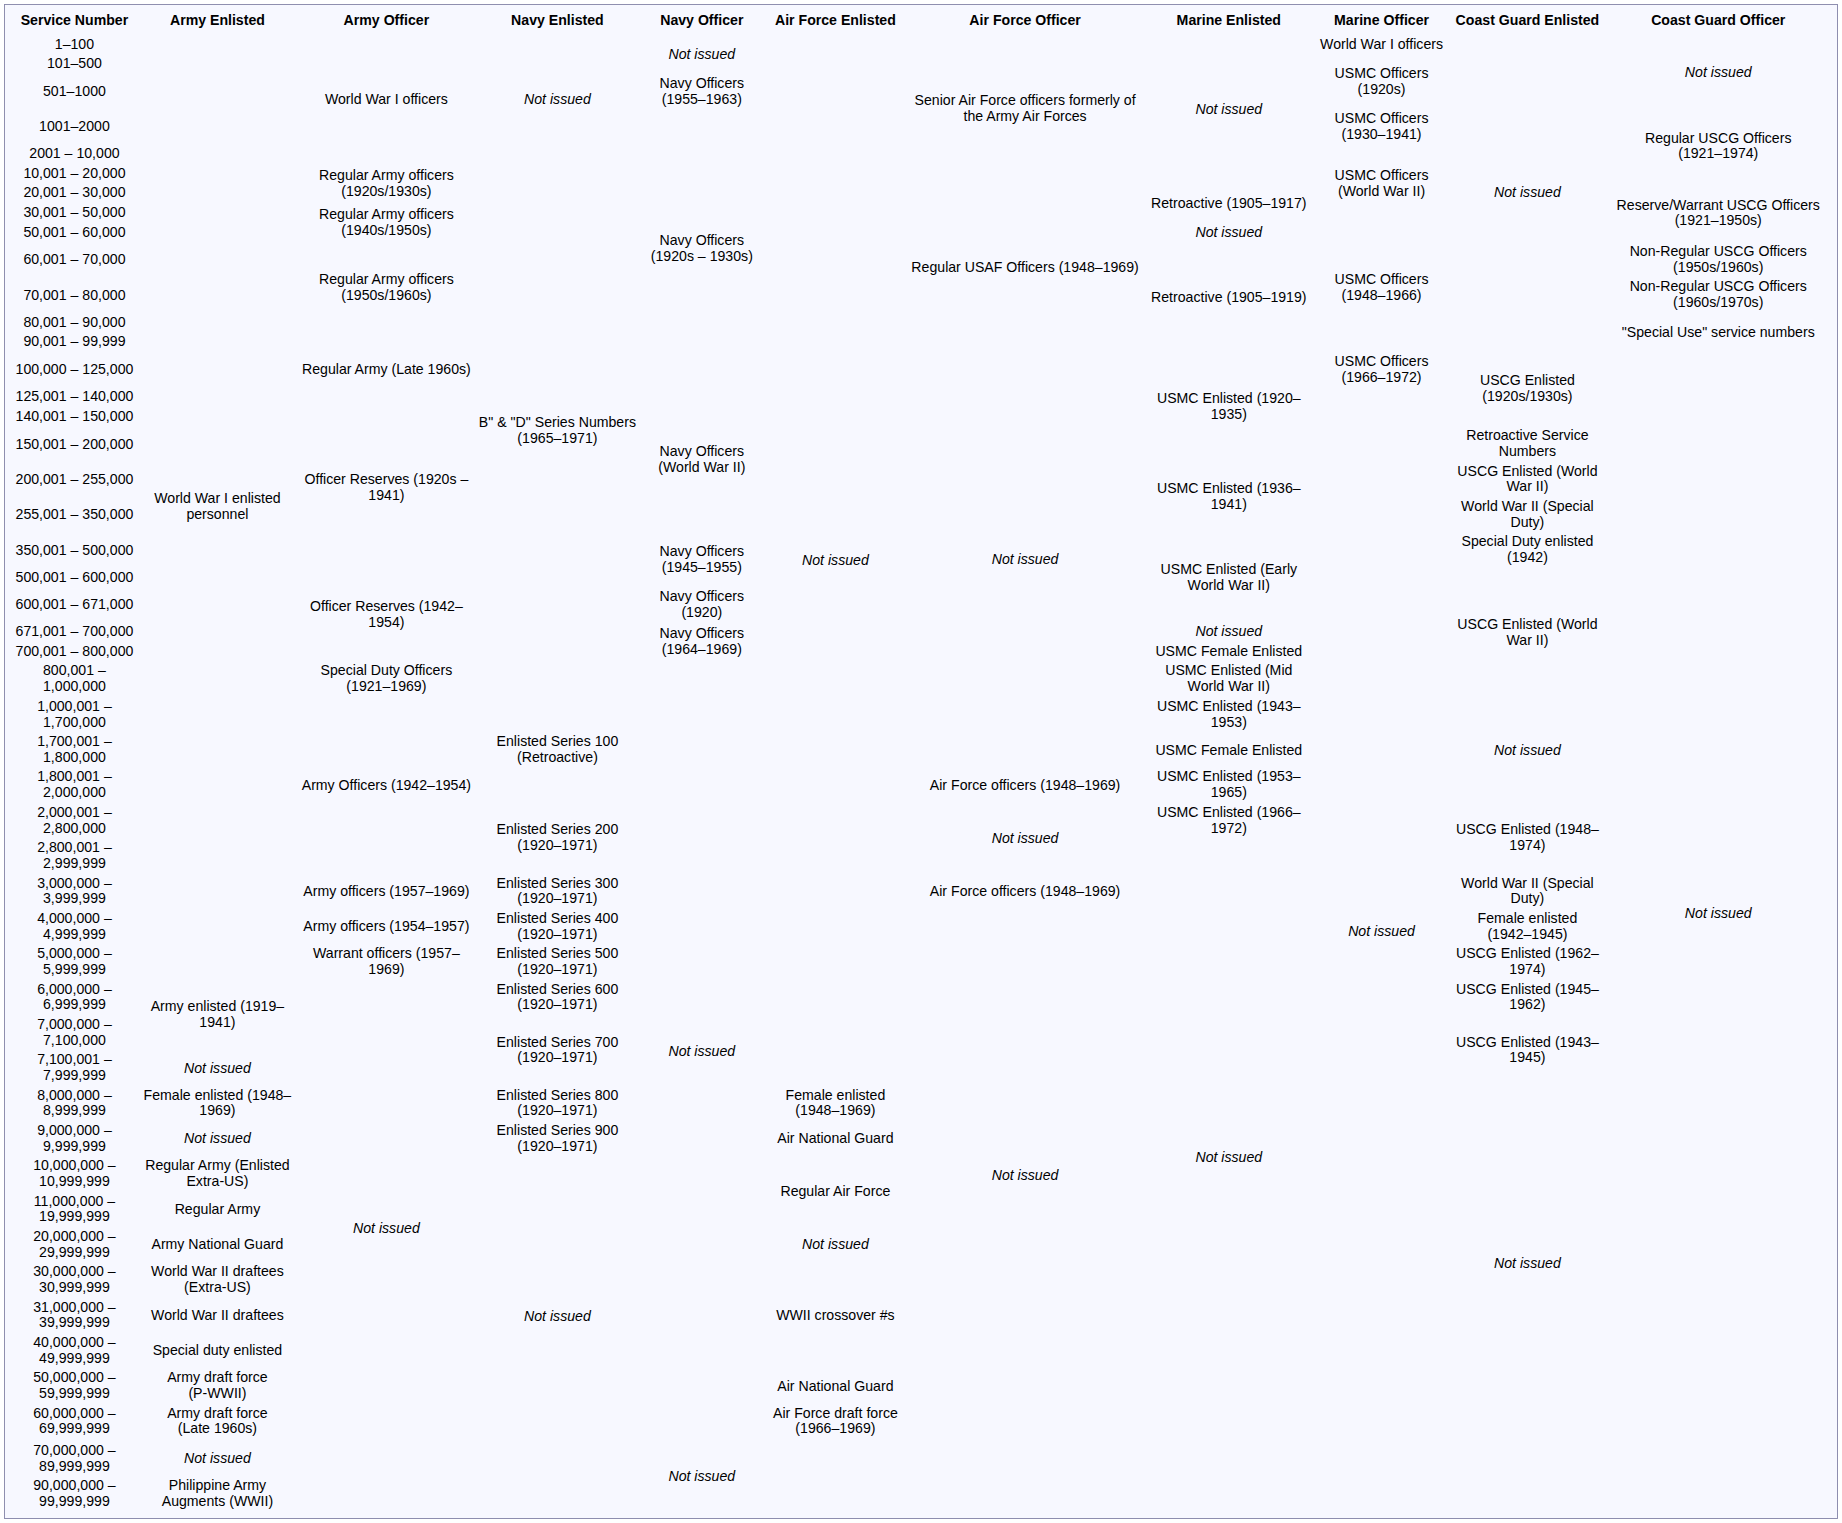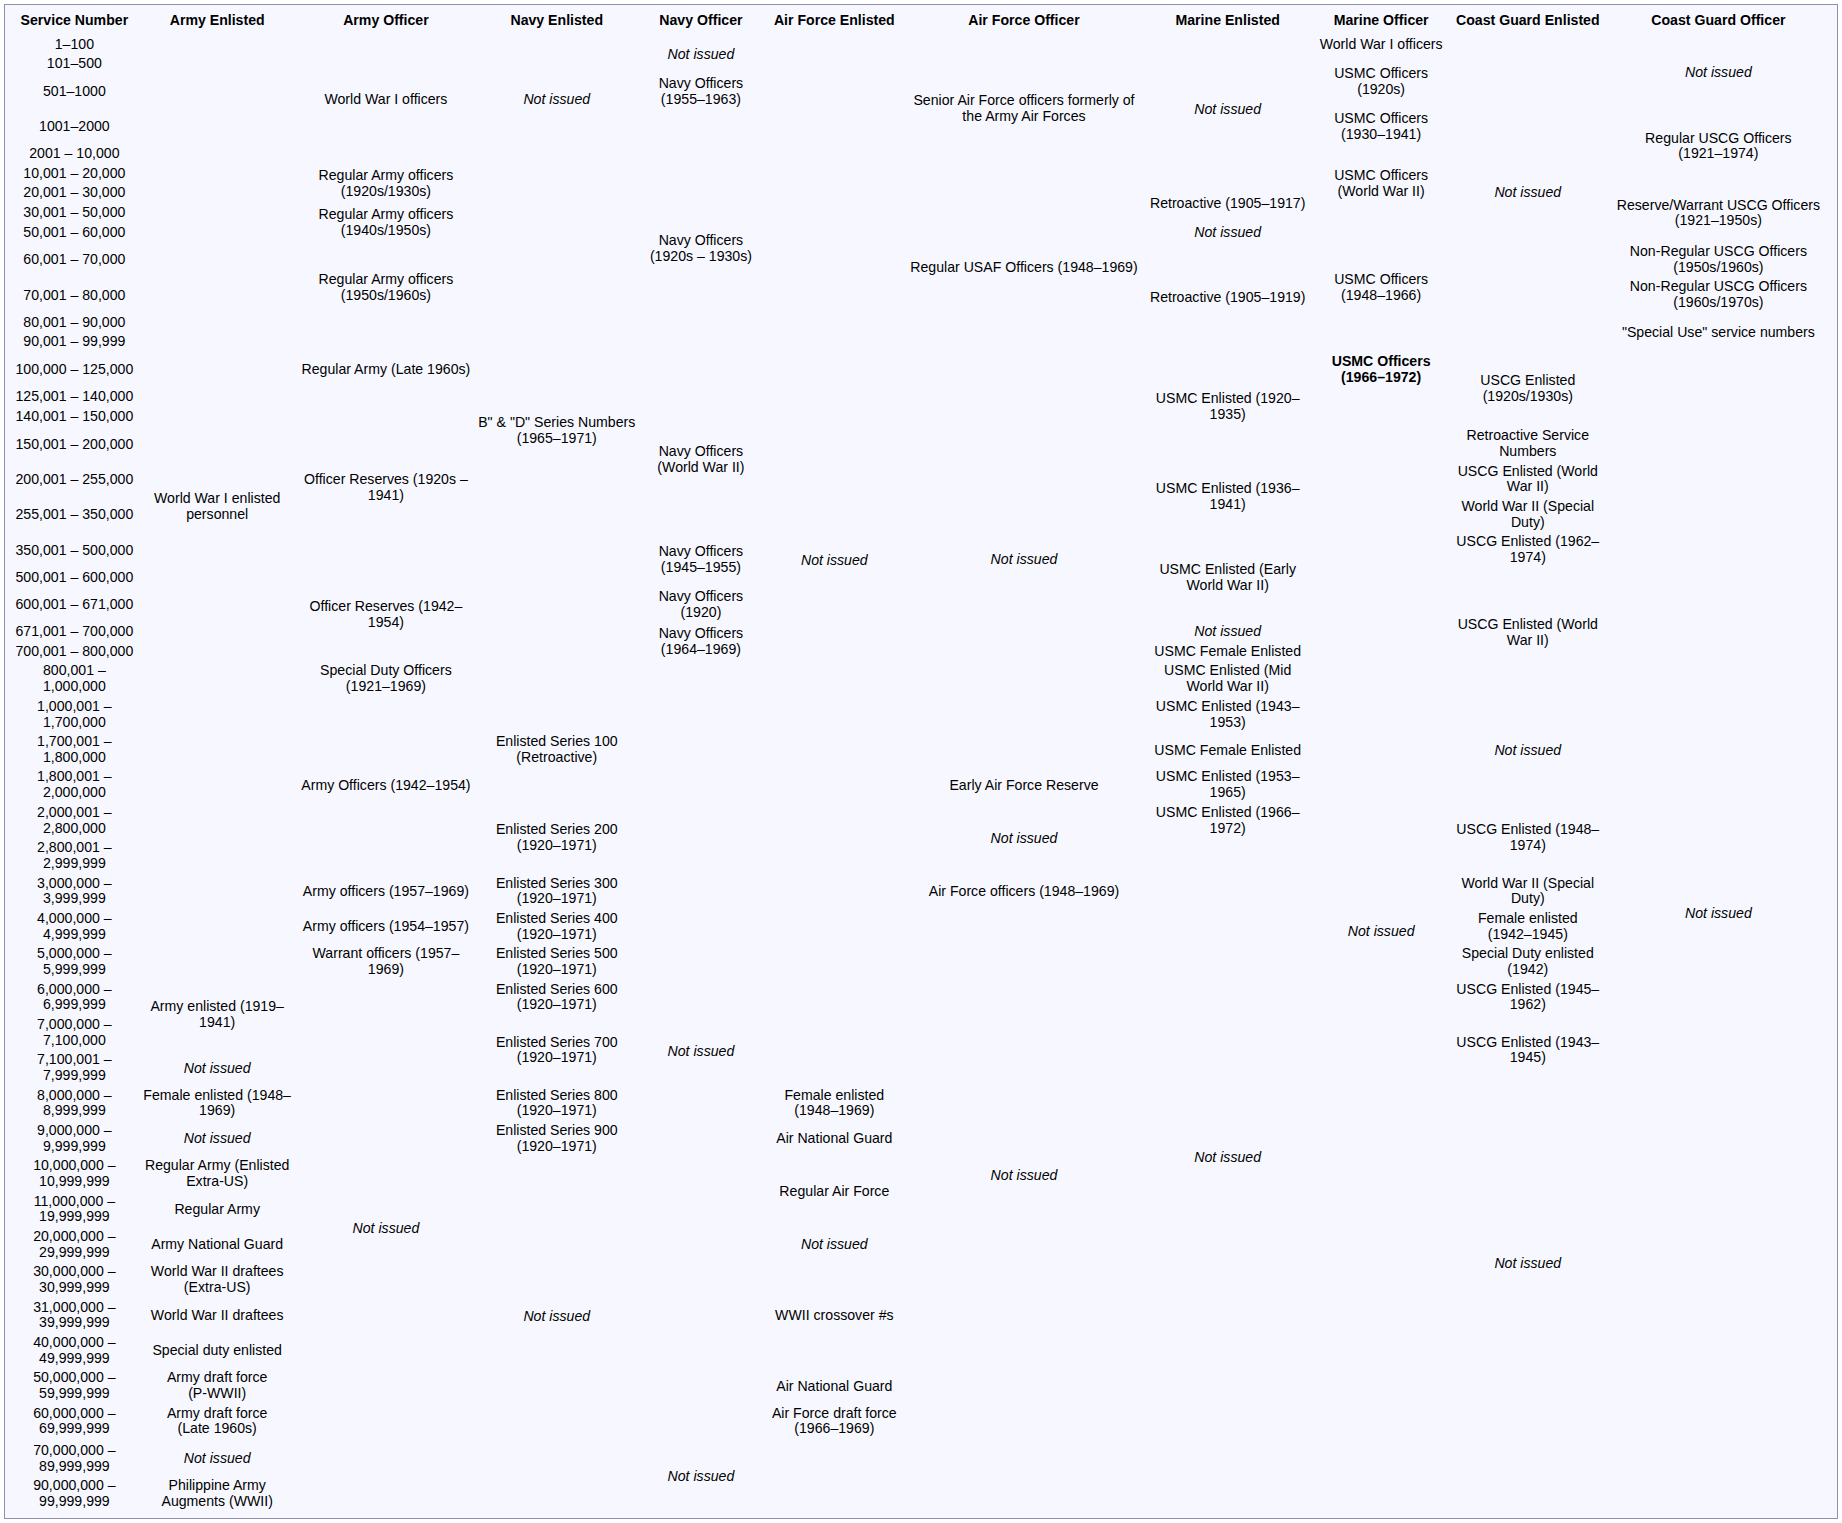(1382, 369) normal -> (1381, 369) bold
(1527, 549) Special Duty enlisted (1942) -> (1528, 549) USCG Enlisted (1962–1974)
(1025, 784) Air Force officers (1948–1969) -> (1024, 784) Early Air Force Reserve
(1527, 961) USCG Enlisted (1962–1974) -> (1528, 961) Special Duty enlisted (1942)
